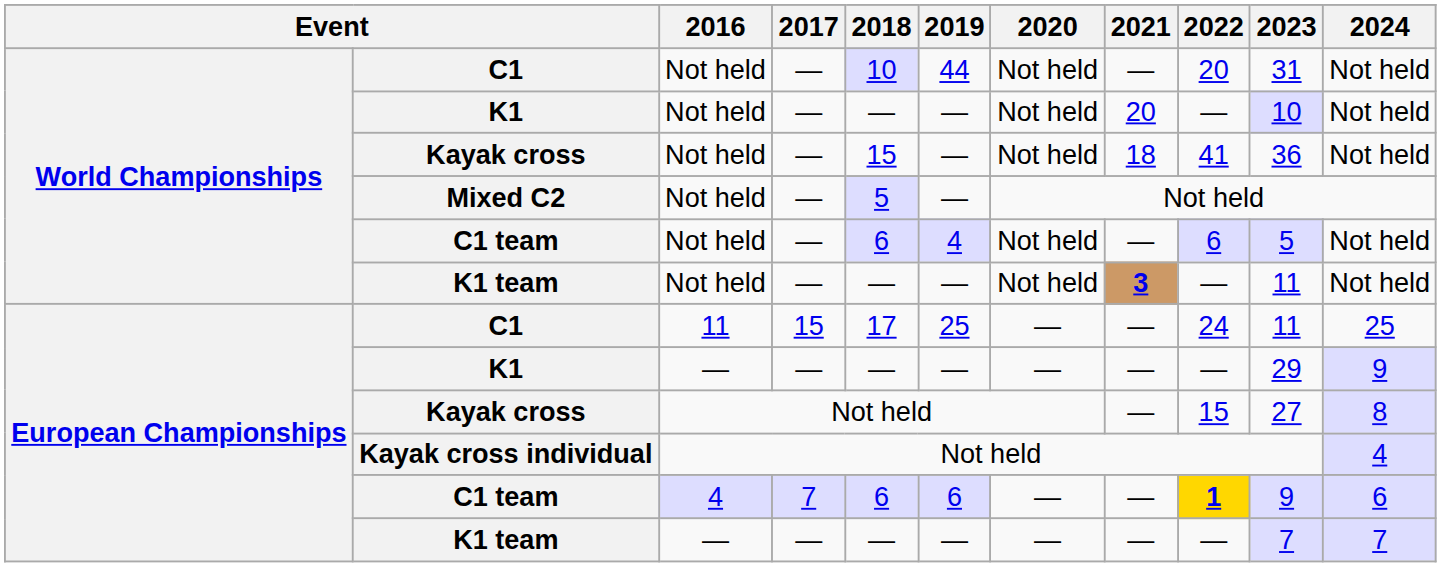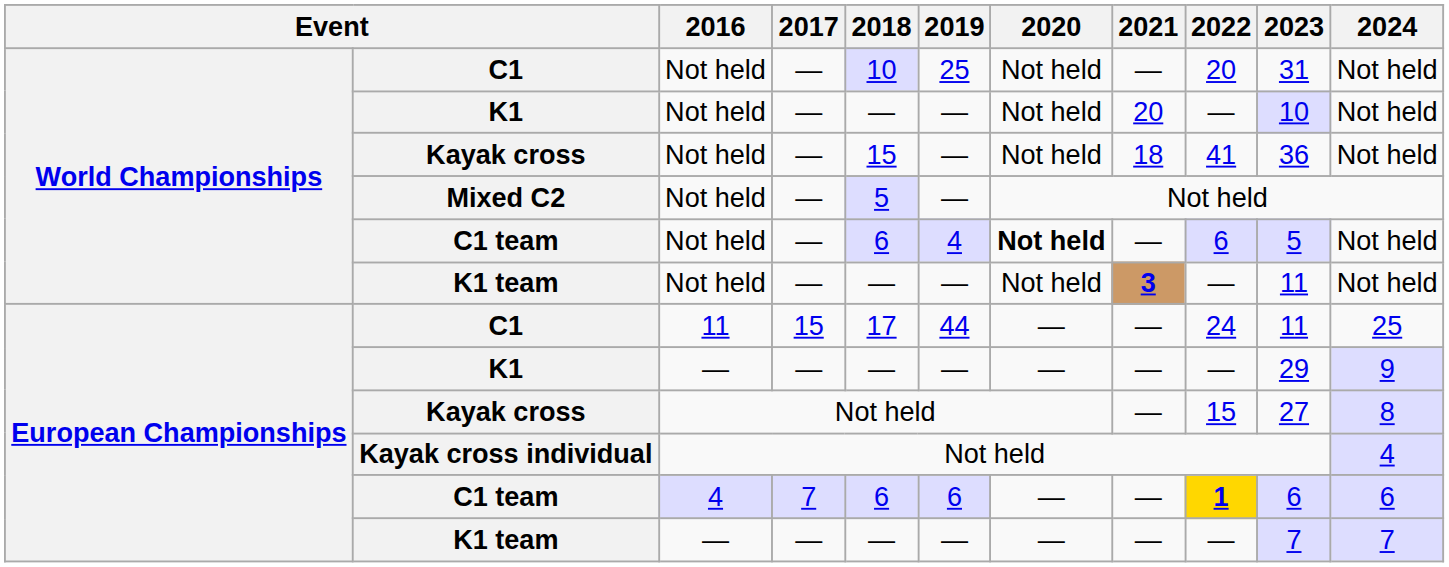(954, 69) 44 -> (954, 69) 25
(1048, 241) normal -> (1051, 241) bold
(954, 326) 25 -> (954, 326) 44
(1287, 497) 9 -> (1294, 497) 6
